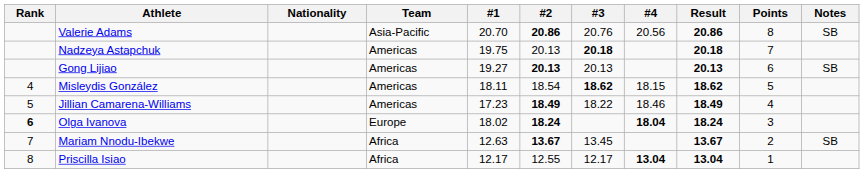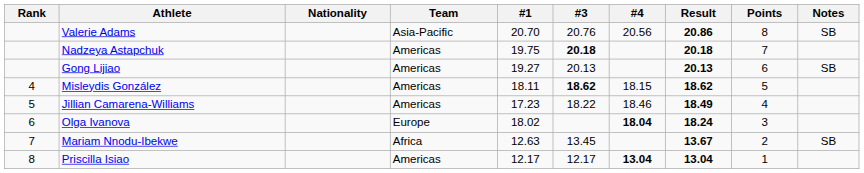- column: (546, 13)
(30, 123) bold -> (32, 123) normal
(384, 159) Africa -> (417, 159) Americas
